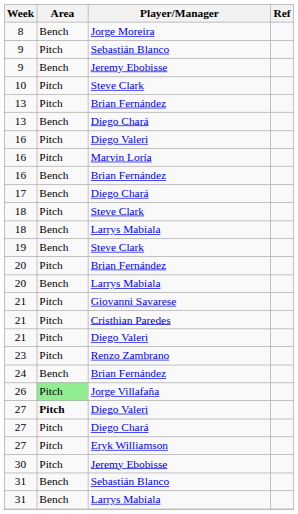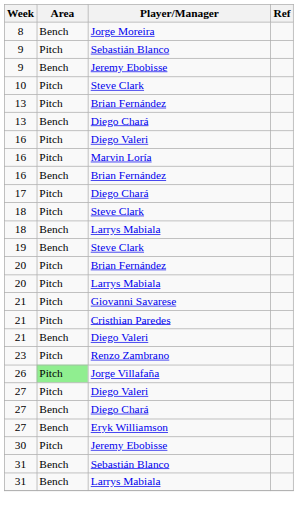(54, 193) Bench -> (51, 193) Pitch
(54, 283) Bench -> (51, 283) Pitch
(51, 337) Pitch -> (54, 337) Bench
- row: (21, 373)
(52, 409) bold -> (51, 391) normal
(51, 427) Pitch -> (54, 409) Bench
(51, 445) Pitch -> (54, 427) Bench
